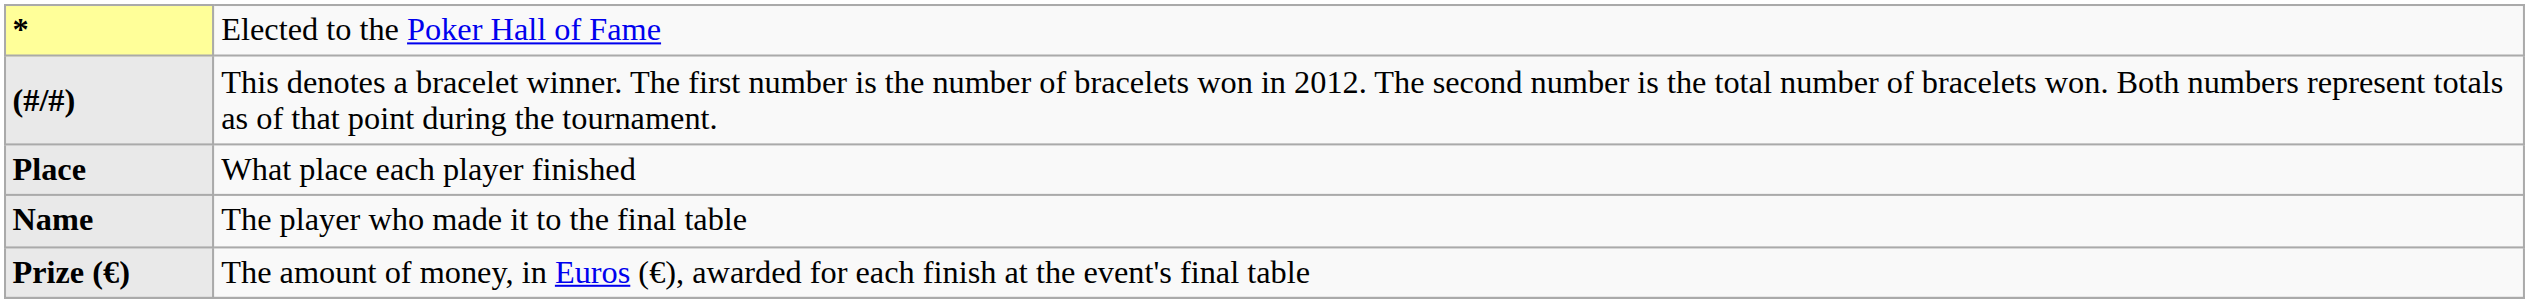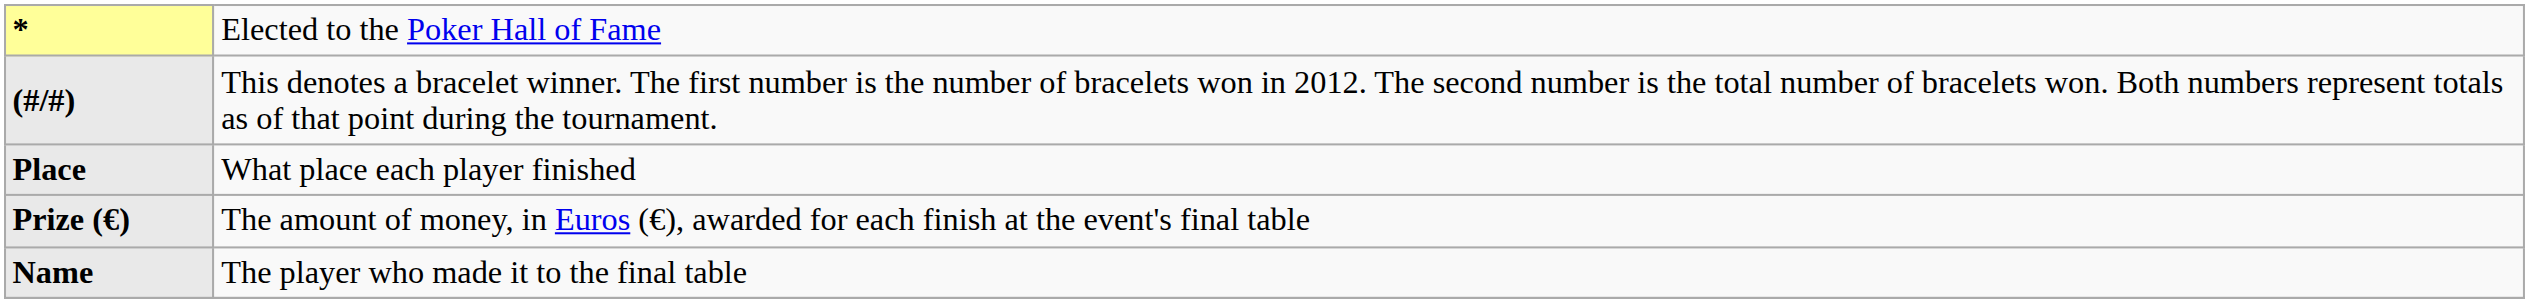rows swapped: (53, 220) <-> (71, 271)
